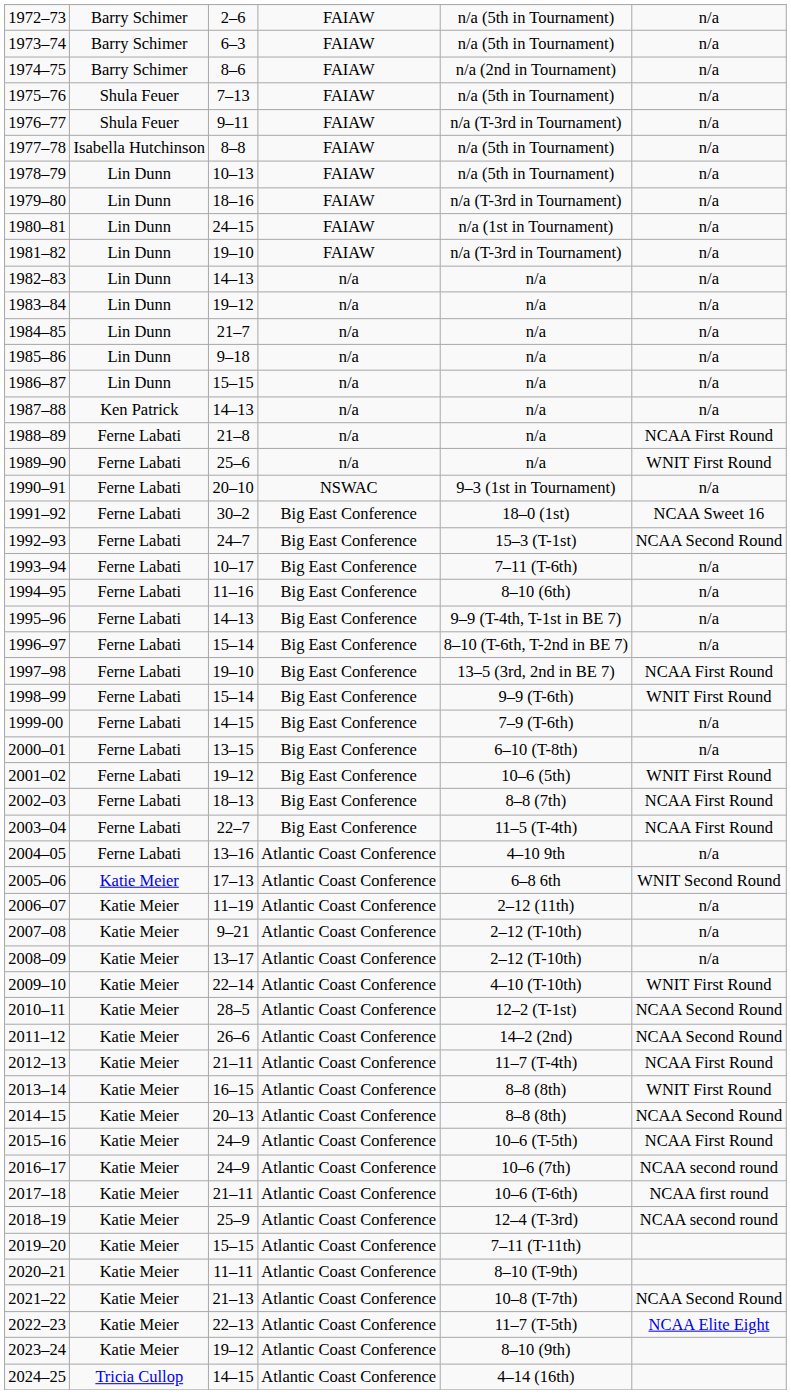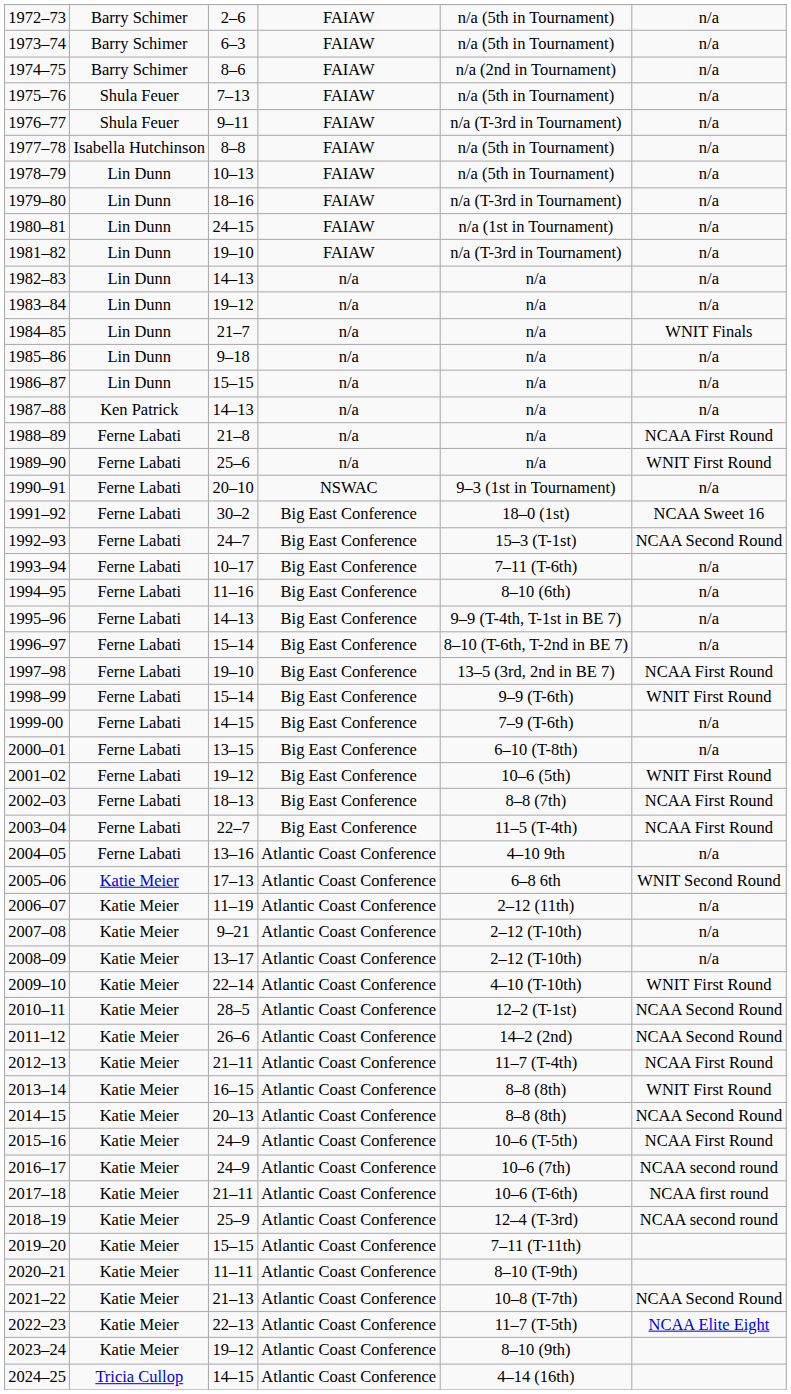(709, 331) n/a -> (709, 331) WNIT Finals
